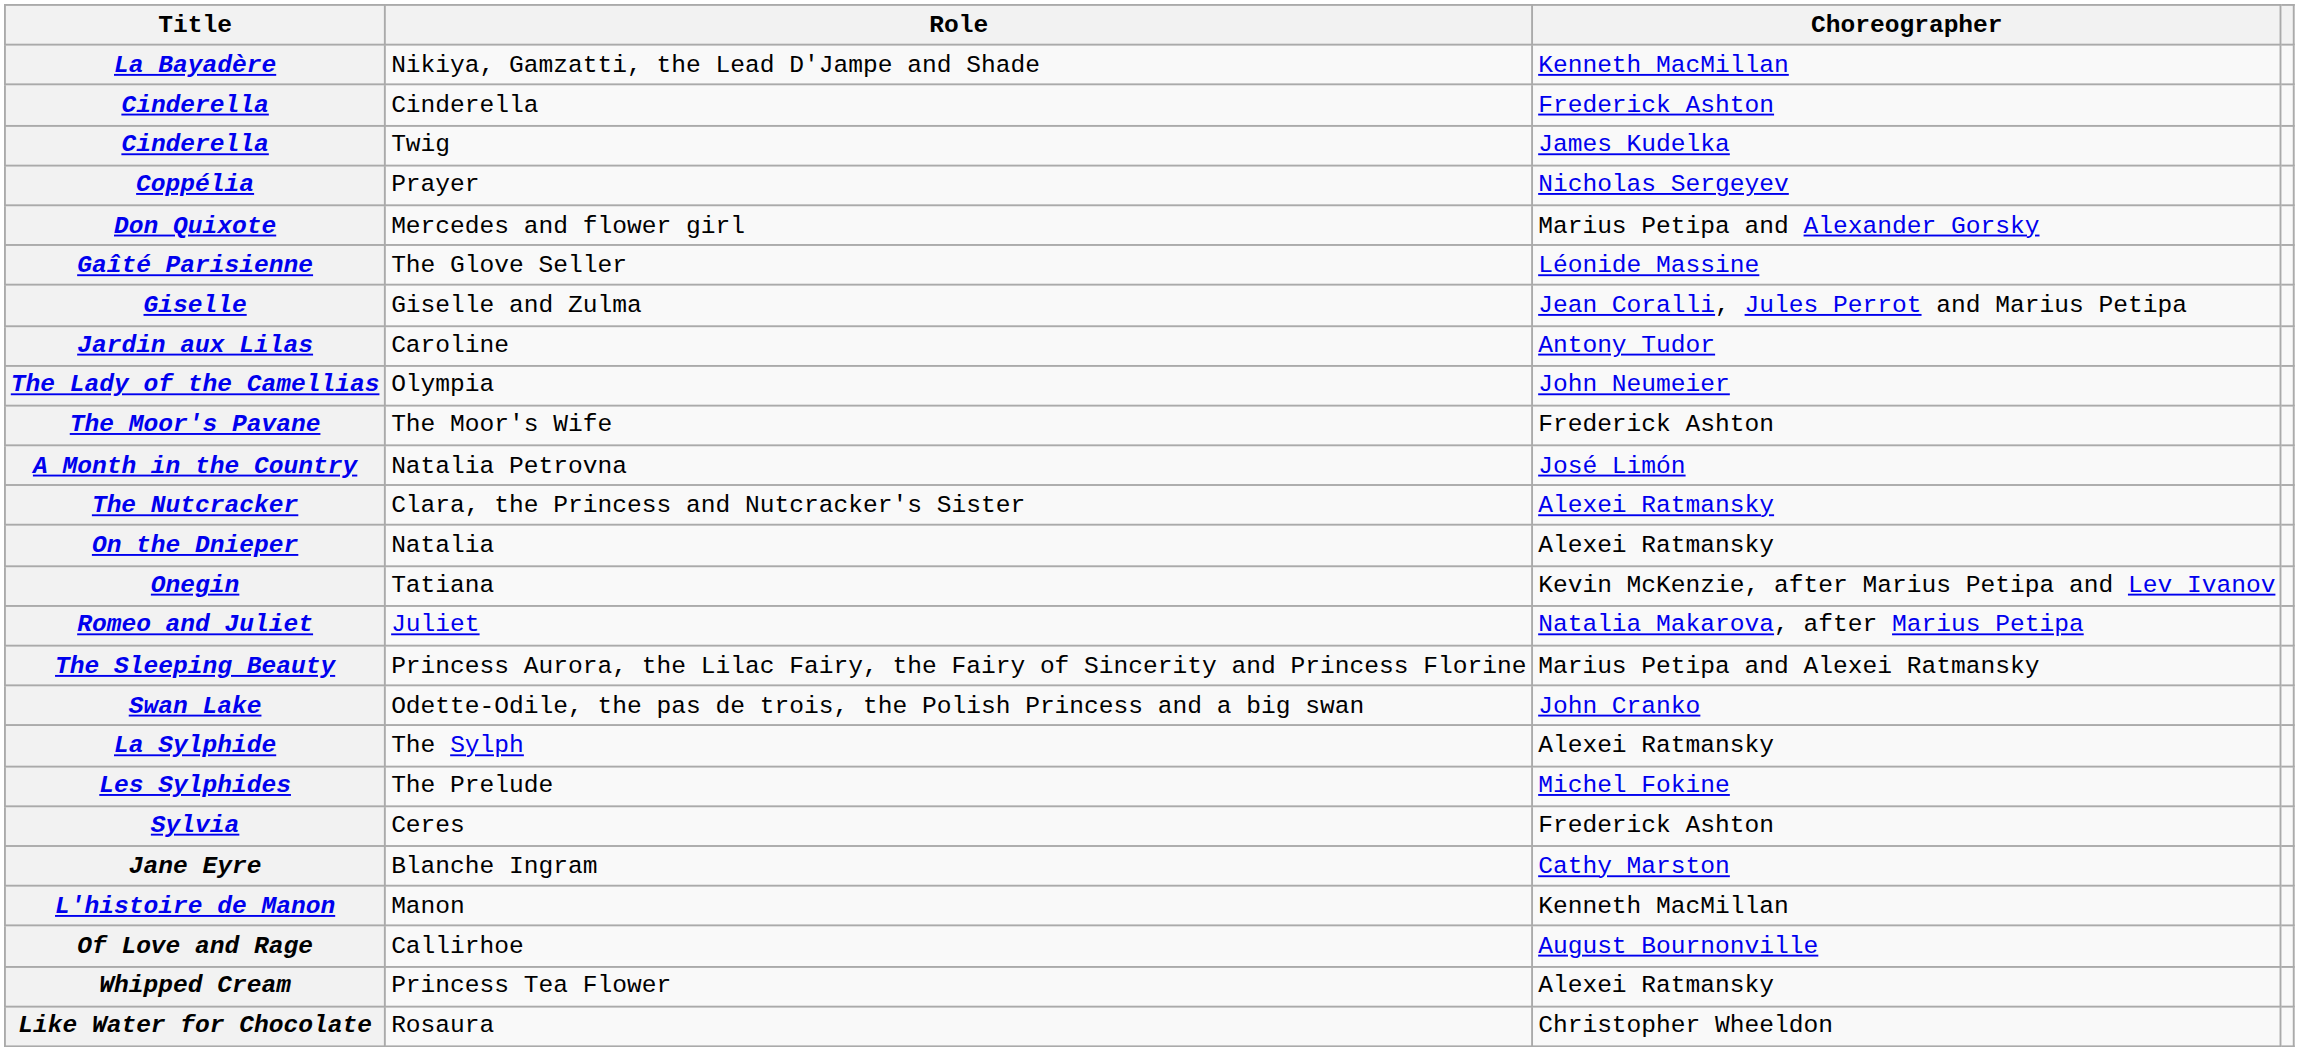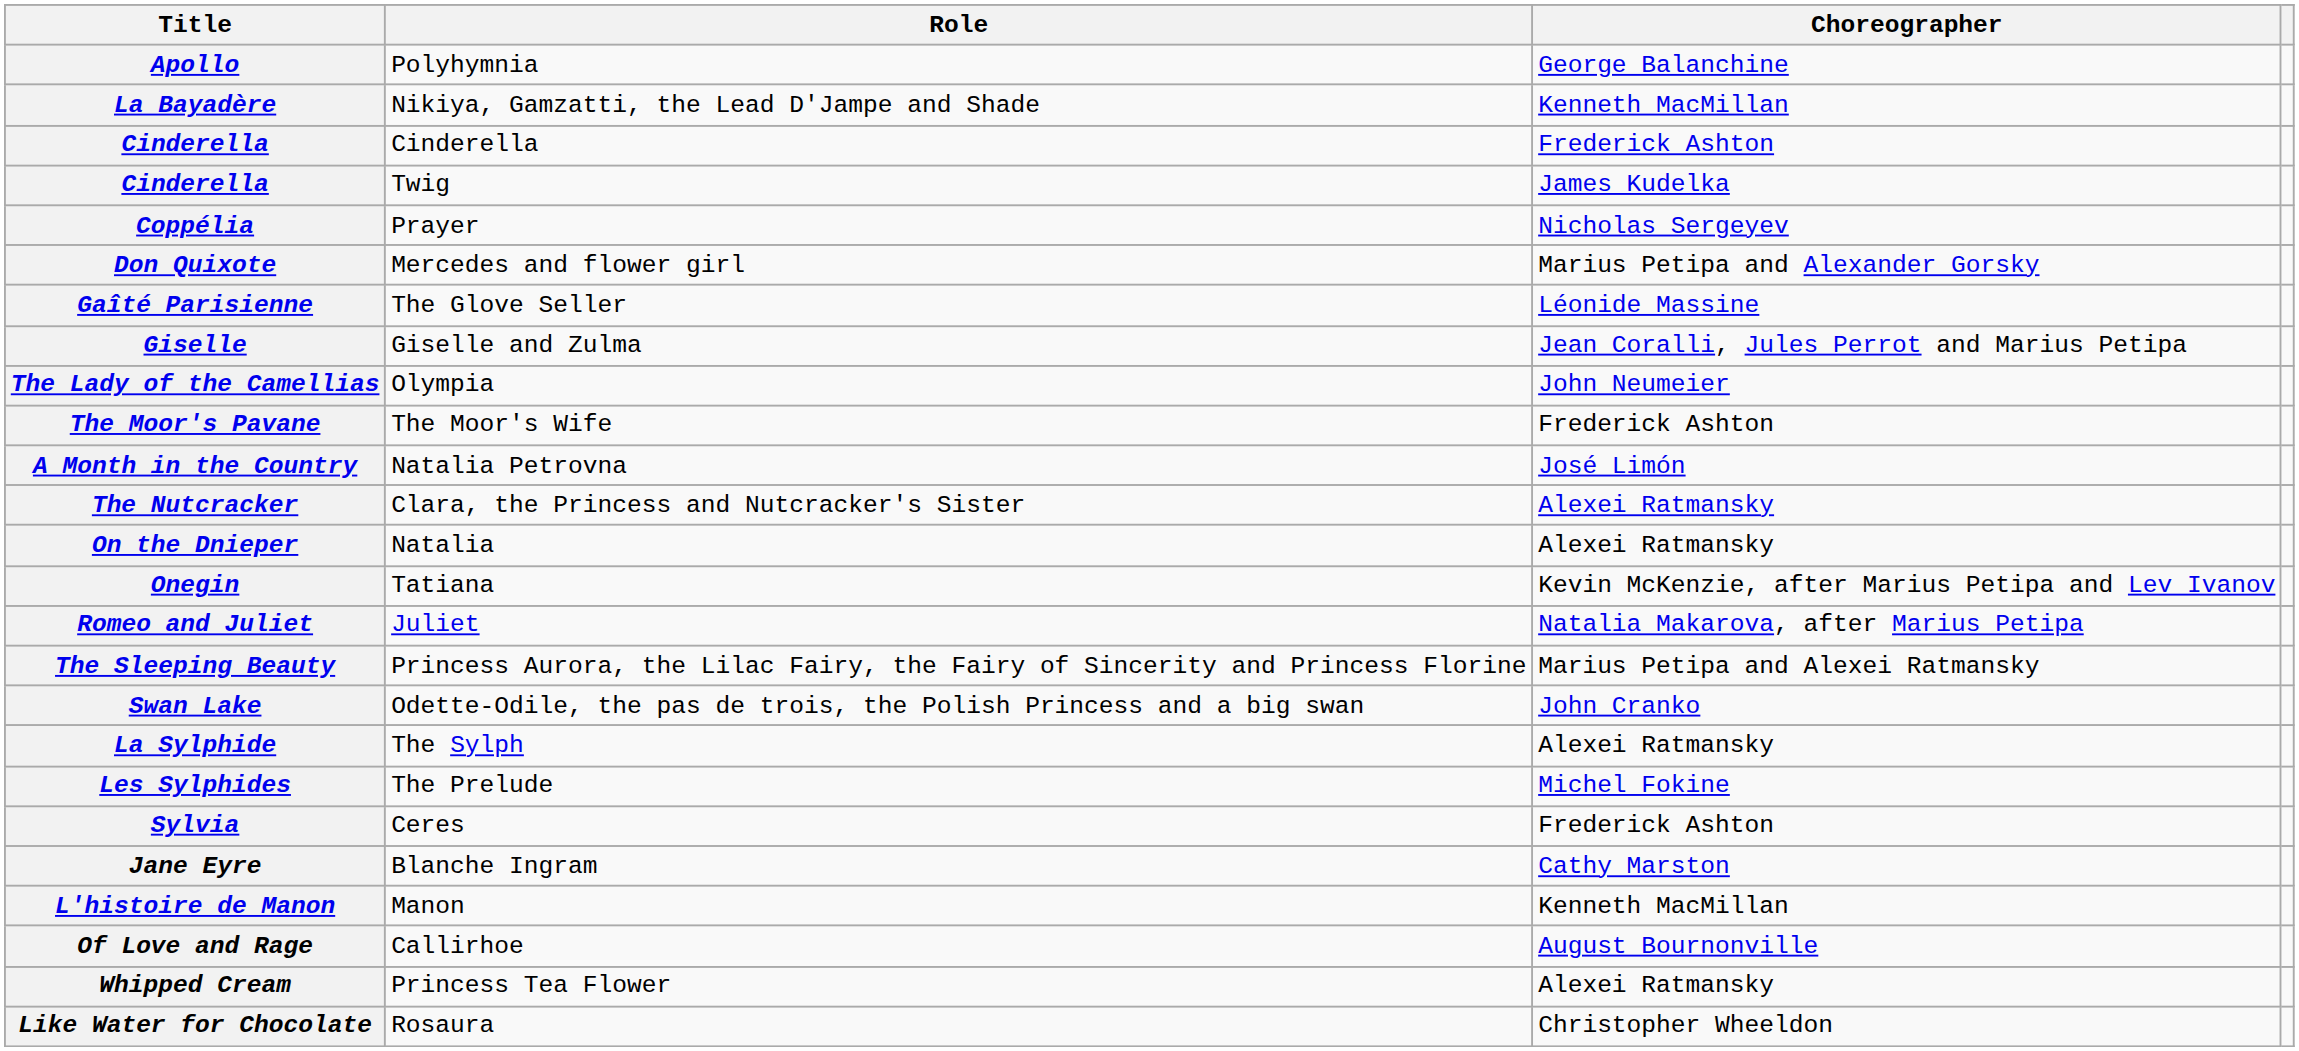+ row: (195, 65)
- row: (195, 345)
